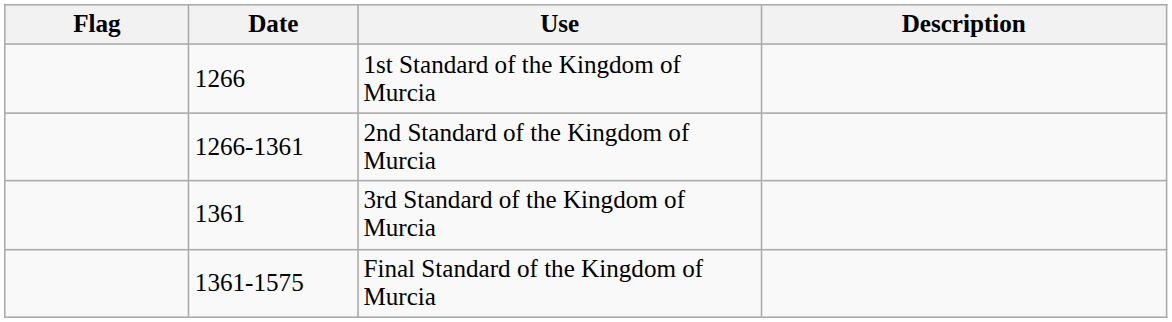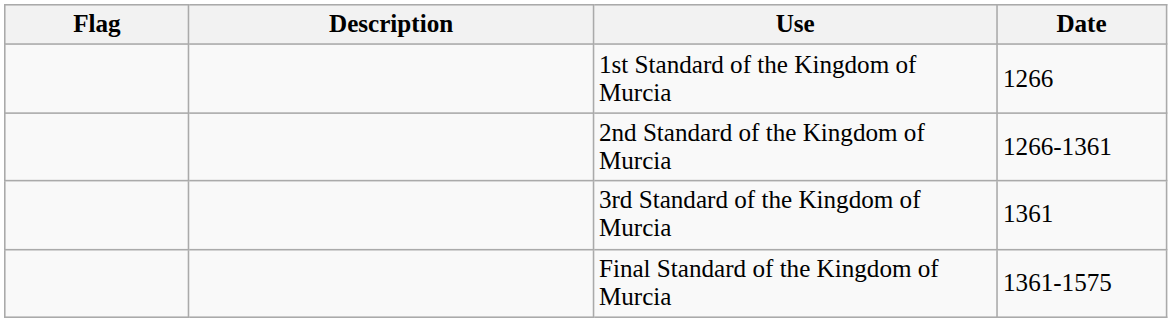columns swapped: (273, 24) <-> (964, 24)
